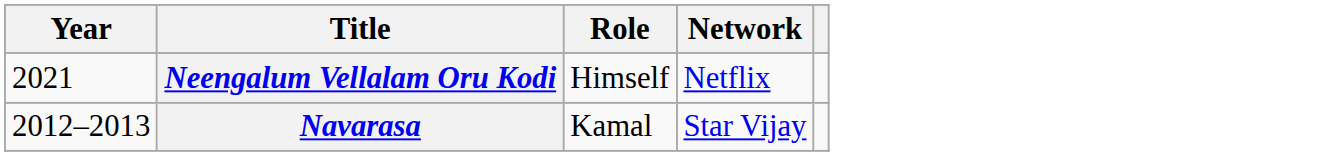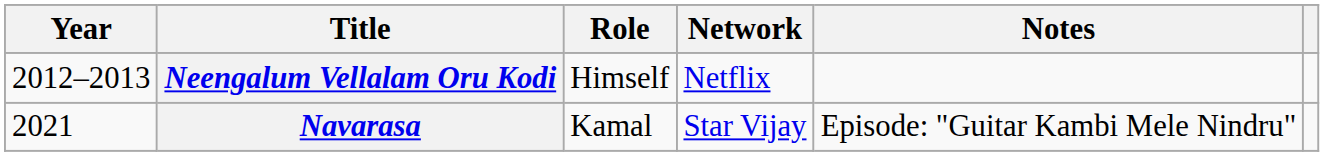+ column: (1058, 28)
(43, 77) 2021 -> (81, 77) 2012–2013
(81, 126) 2012–2013 -> (43, 126) 2021
